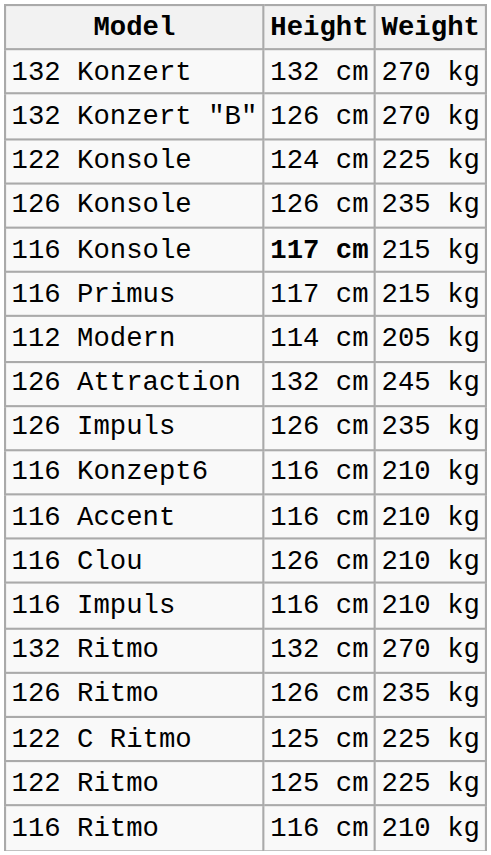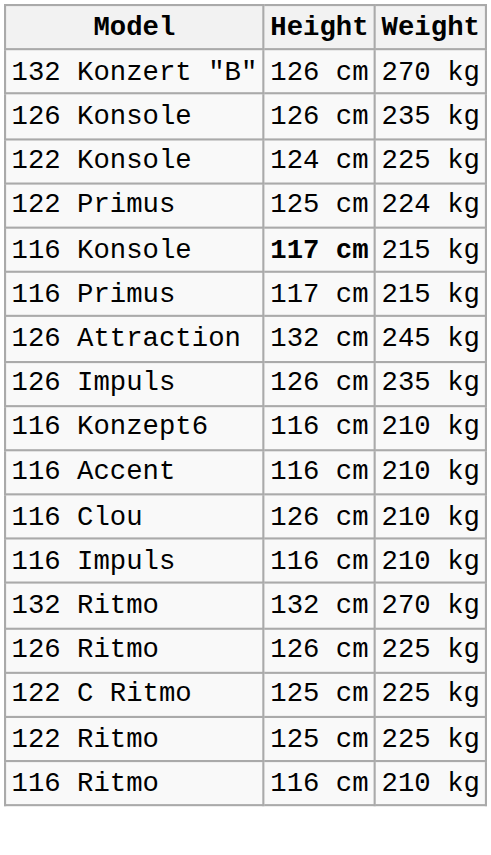- row: (102, 72)
rows swapped: (102, 205) <-> (102, 161)
+ row: (93, 205)
- row: (93, 339)
(431, 695) 235 kg -> (431, 650) 225 kg
